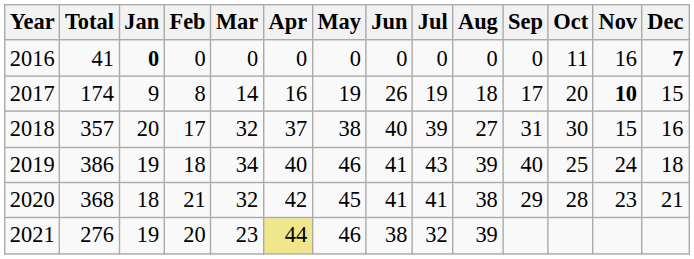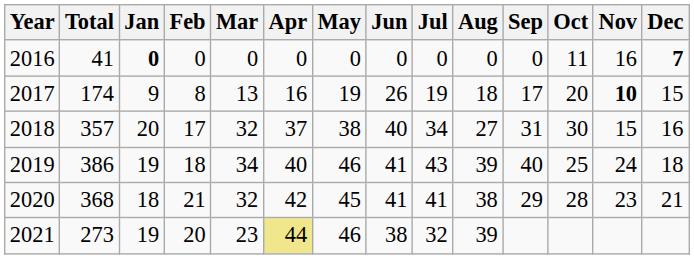(247, 93) 14 -> (247, 93) 13
(436, 128) 39 -> (436, 128) 34
(97, 235) 276 -> (97, 235) 273
